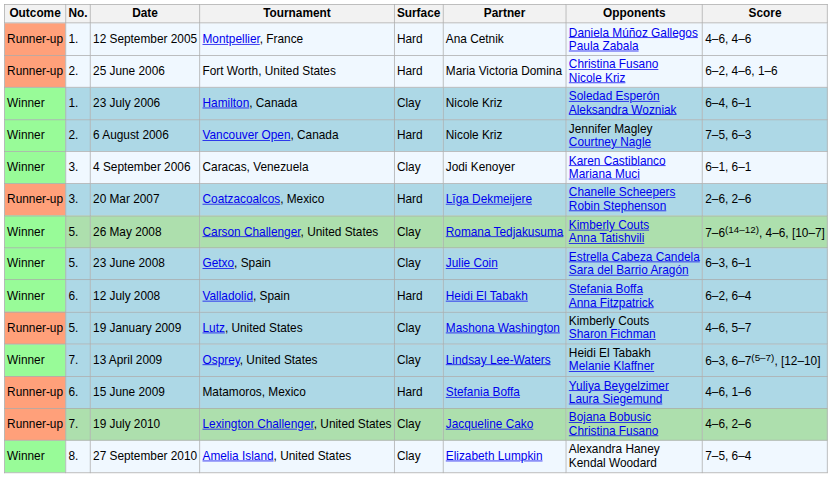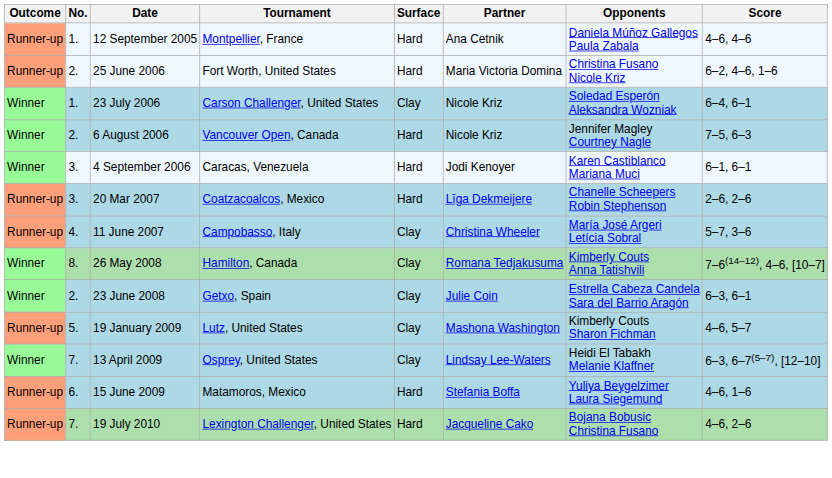(250, 103) Hamilton, Canada -> (290, 103) Carson Challenger, United States
(409, 167) Clay -> (410, 167) Hard
+ row: (128, 231)
(73, 231) 5. -> (73, 264) 8.
(290, 231) Carson Challenger, United States -> (250, 264) Hamilton, Canada
(73, 264) 5. -> (73, 296) 2.
- row: (127, 296)
(409, 424) Clay -> (410, 424) Hard
- row: (145, 456)
